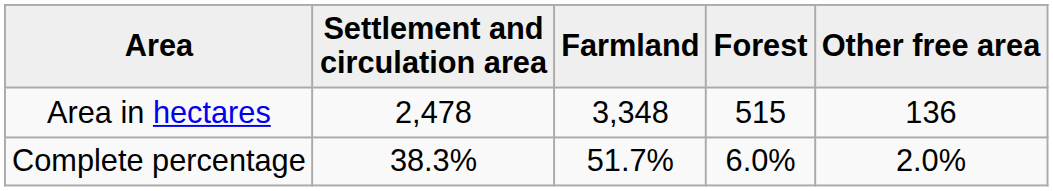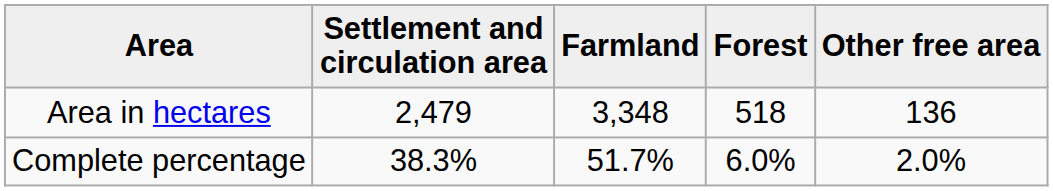(433, 112) 2,478 -> (433, 112) 2,479
(761, 112) 515 -> (761, 112) 518
